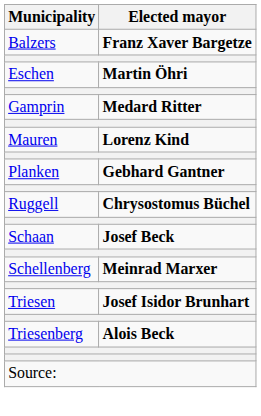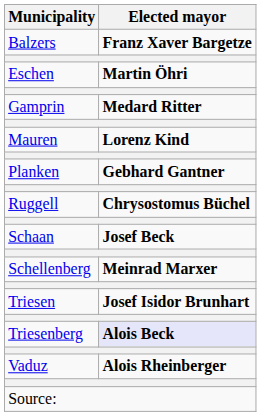(138, 333) no background -> (138, 333) lavender background
+ row: (28, 366)
